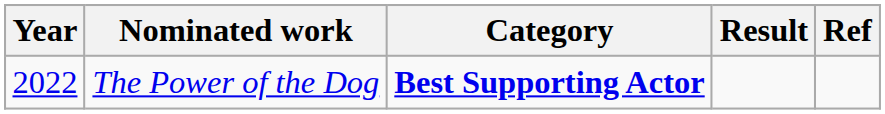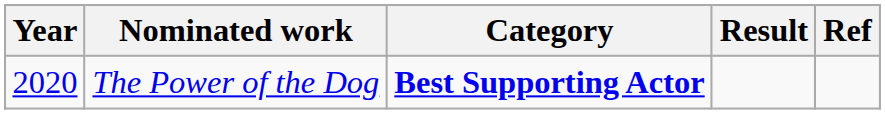(45, 81) 2022 -> (45, 81) 2020
